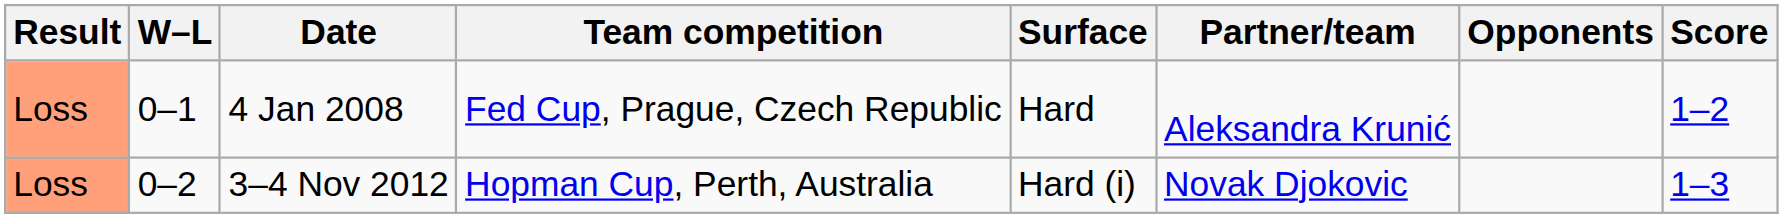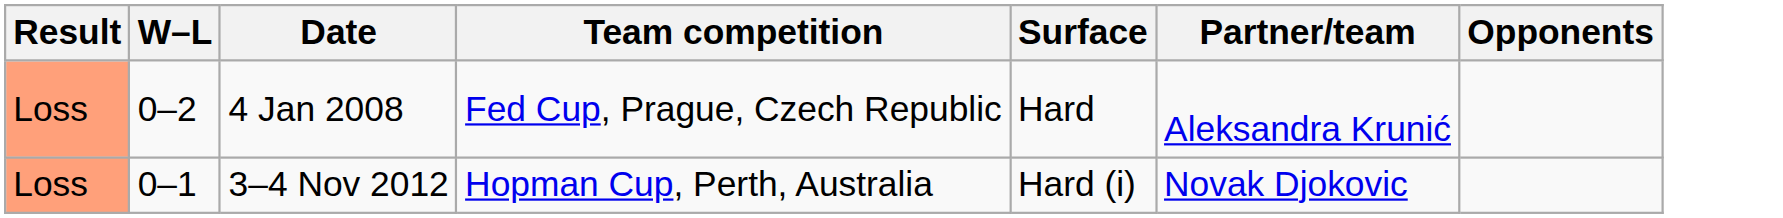- column: (1719, 32)
(167, 108) 0–1 -> (167, 108) 0–2
(167, 184) 0–2 -> (167, 184) 0–1
